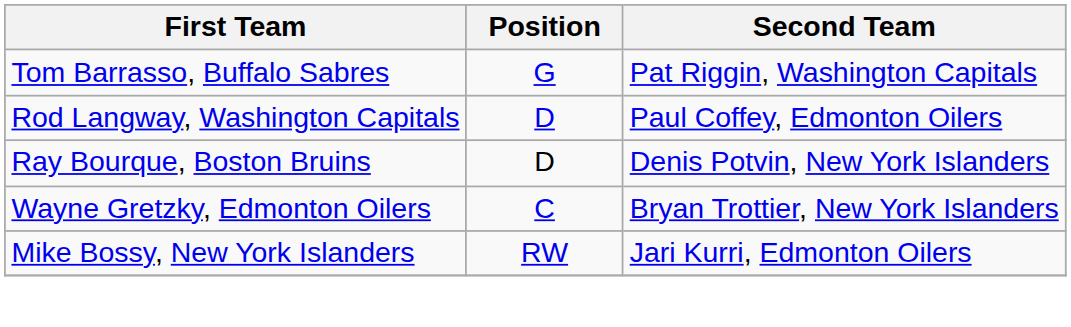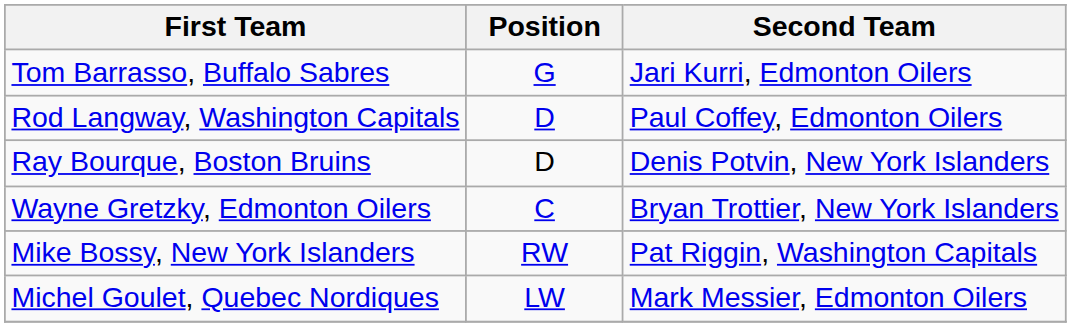(833, 72) Pat Riggin, Washington Capitals -> (801, 72) Jari Kurri, Edmonton Oilers
(801, 252) Jari Kurri, Edmonton Oilers -> (833, 252) Pat Riggin, Washington Capitals
+ row: (225, 298)
